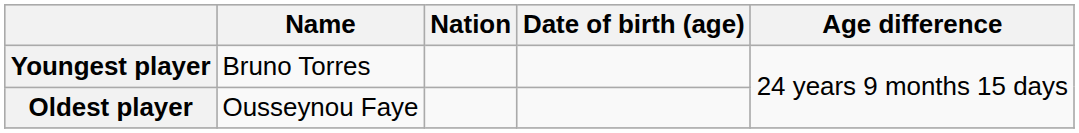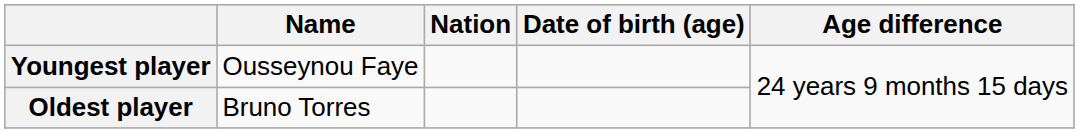(296, 66) Bruno Torres -> (320, 66) Ousseynou Faye
(320, 107) Ousseynou Faye -> (296, 107) Bruno Torres
